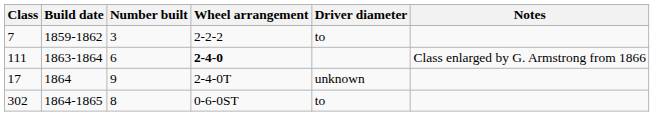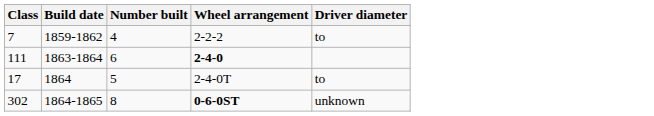- column: (530, 15)
(113, 36) 3 -> (113, 36) 4
(113, 79) 9 -> (113, 79) 5
(340, 79) unknown -> (320, 79) to
(216, 100) normal -> (217, 100) bold
(320, 100) to -> (340, 100) unknown
